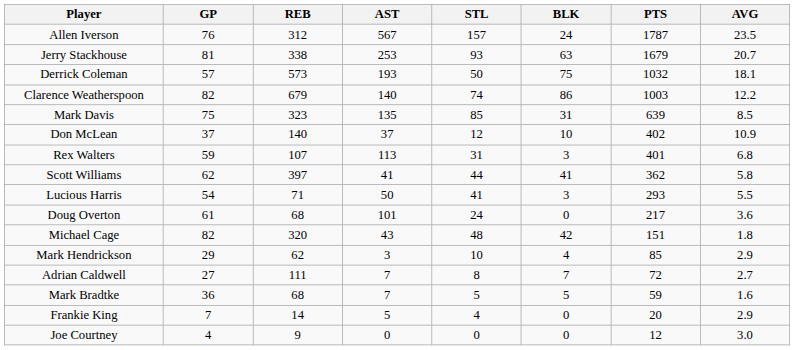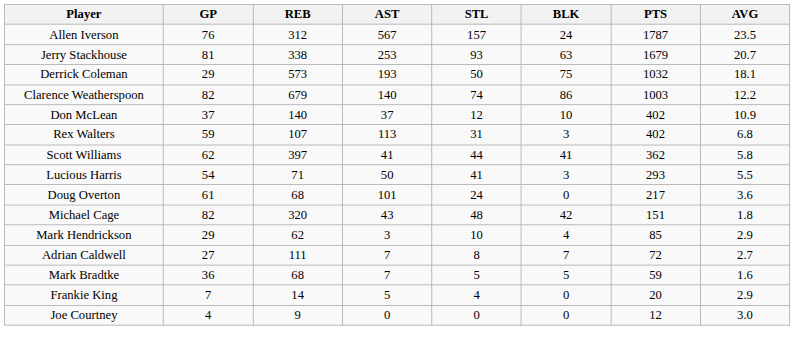(208, 74) 57 -> (208, 74) 29
- row: (84, 114)
(656, 154) 401 -> (656, 134) 402
